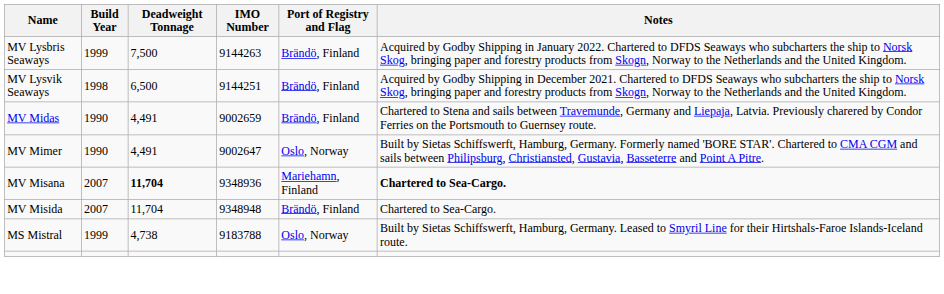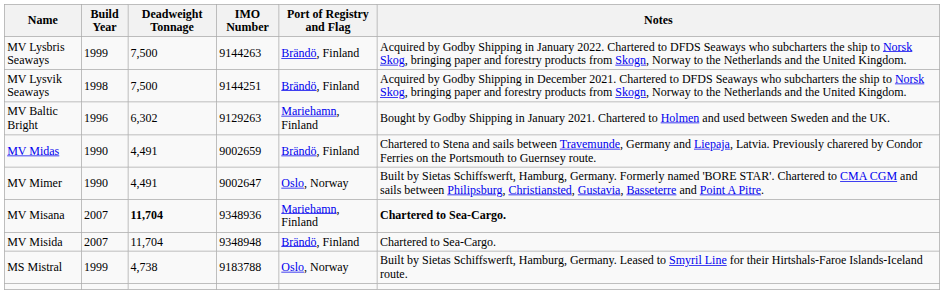(144, 85) 6,500 -> (144, 85) 7,500
+ row: (33, 118)
